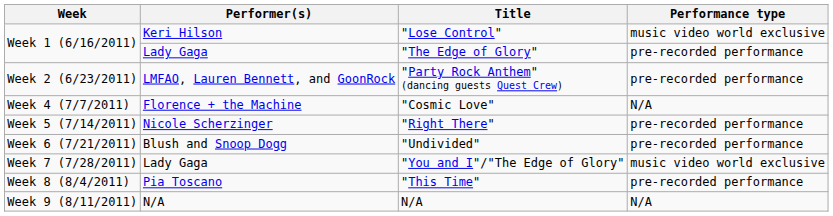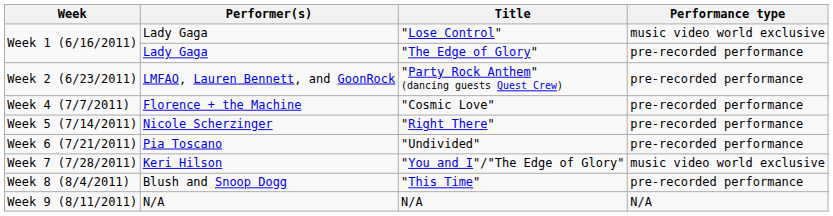(183, 34) Keri Hilson -> (175, 34) Lady Gaga
(641, 105) N/A -> (717, 105) pre-recorded performance
(215, 144) Blush and Snoop Dogg -> (183, 144) Pia Toscano
(175, 163) Lady Gaga -> (183, 163) Keri Hilson
(183, 183) Pia Toscano -> (215, 183) Blush and Snoop Dogg
